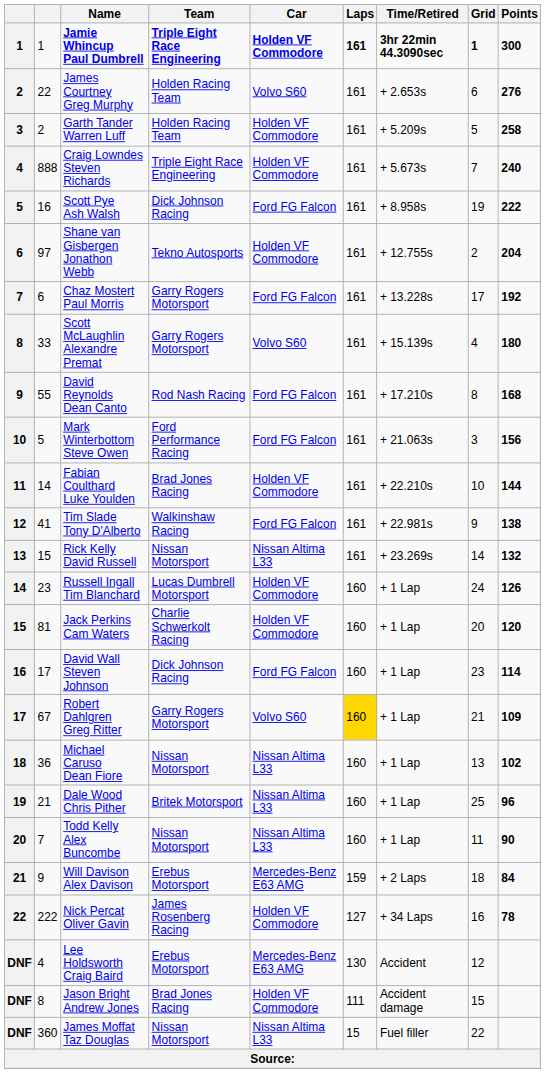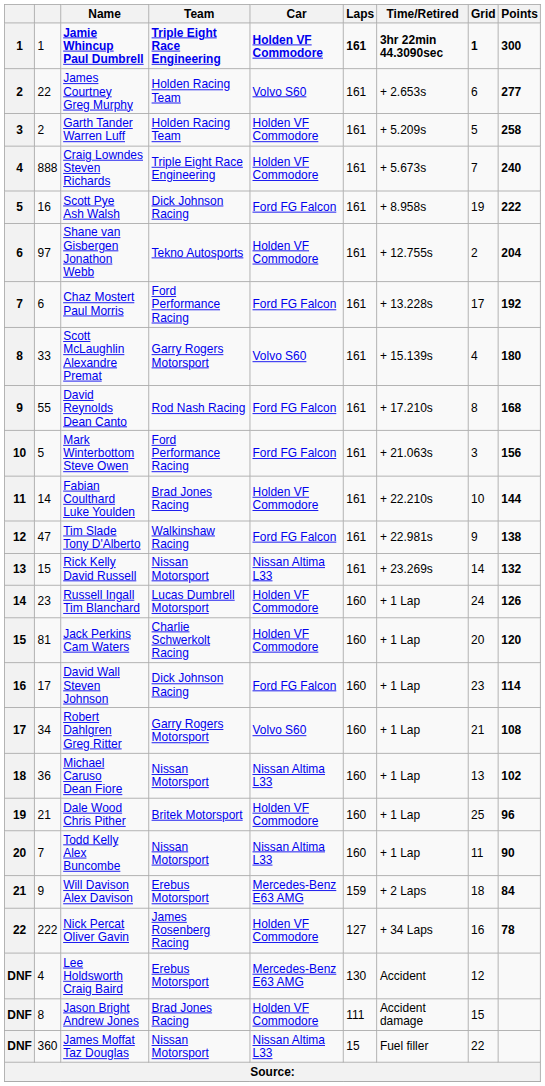(511, 91) 276 -> (511, 91) 277
(187, 297) Garry Rogers Motorsport -> (186, 304) Ford Performance Racing
(44, 524) 41 -> (44, 537) 47
(44, 717) 67 -> (44, 730) 34
(356, 717) gold background -> (356, 730) no background
(511, 717) 109 -> (511, 730) 108
(289, 801) Nissan Altima L33 -> (285, 814) Holden VF Commodore
